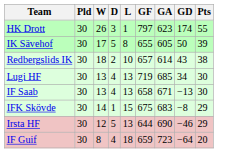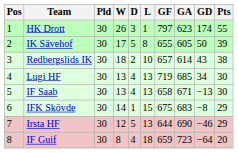+ column: (14, 12)
